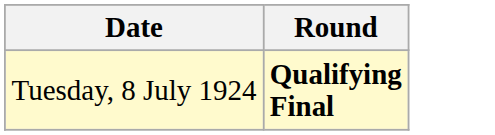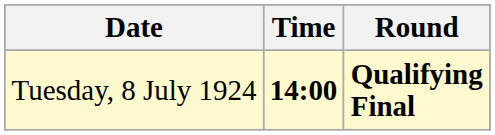+ column: (304, 27)
